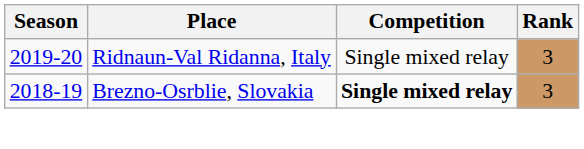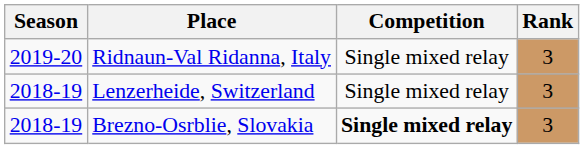+ row: (203, 90)
